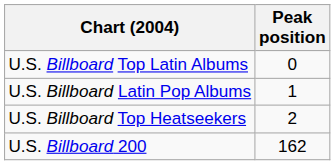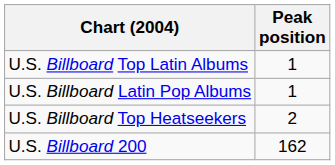(292, 64) 0 -> (292, 64) 1
